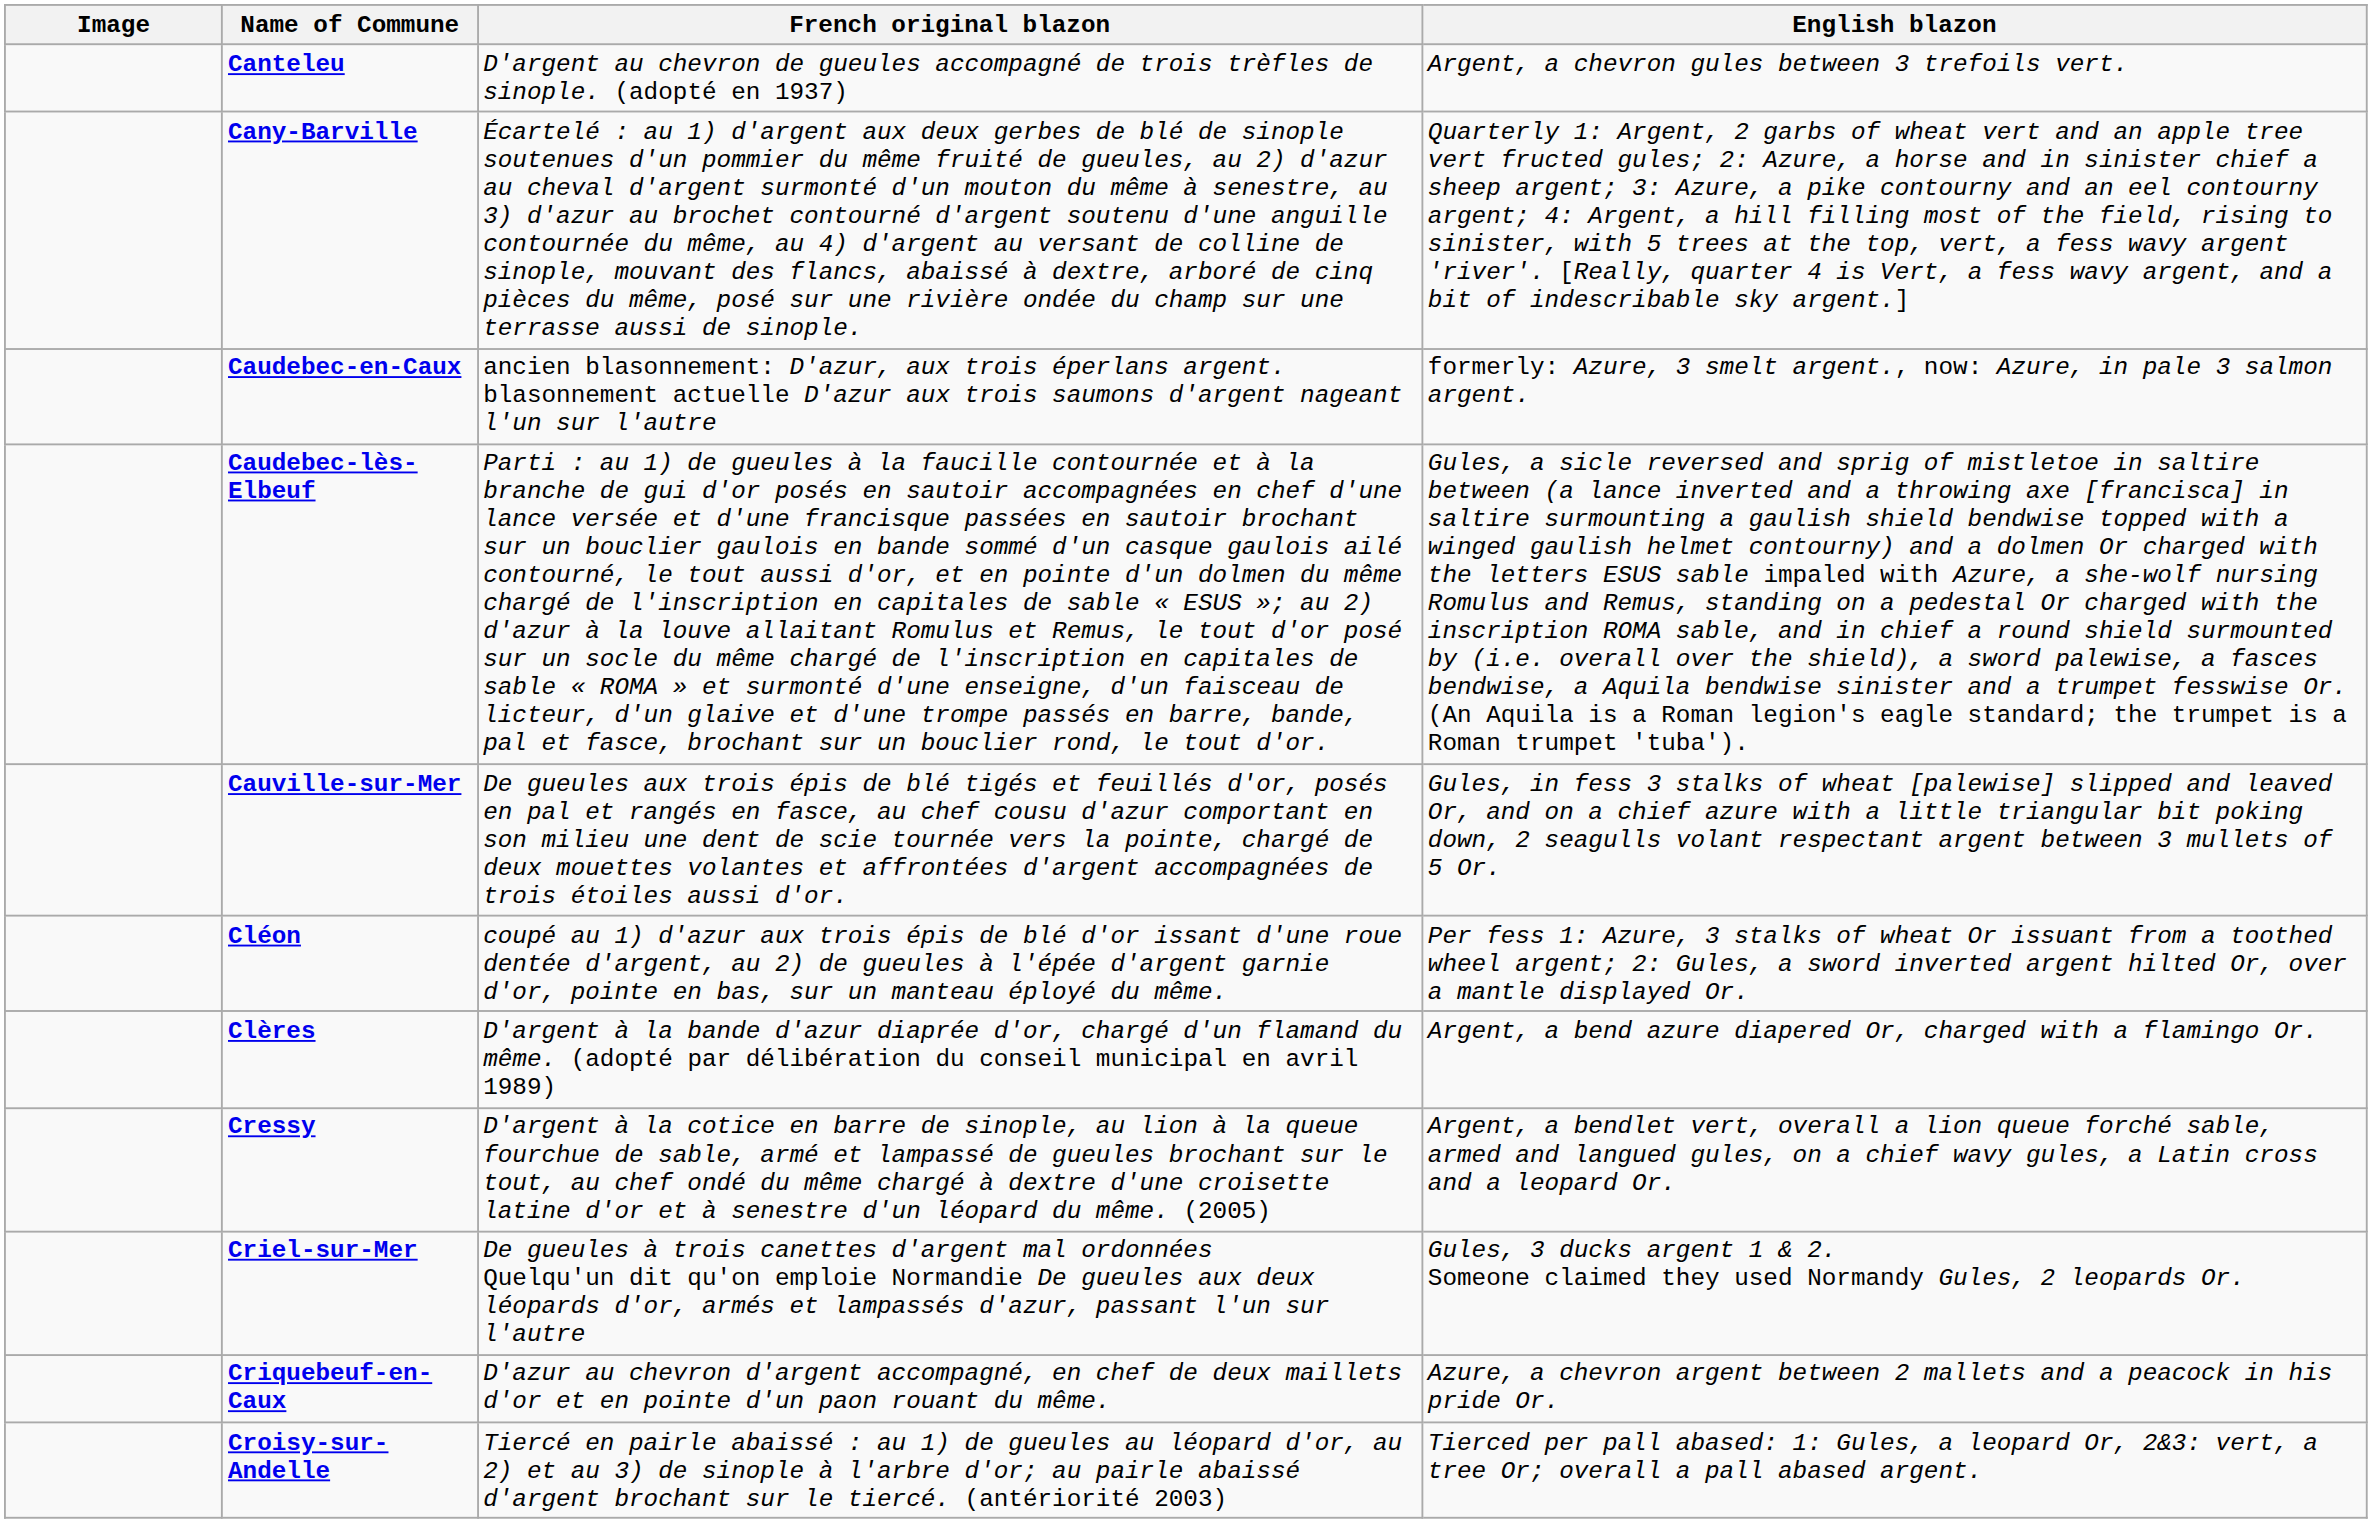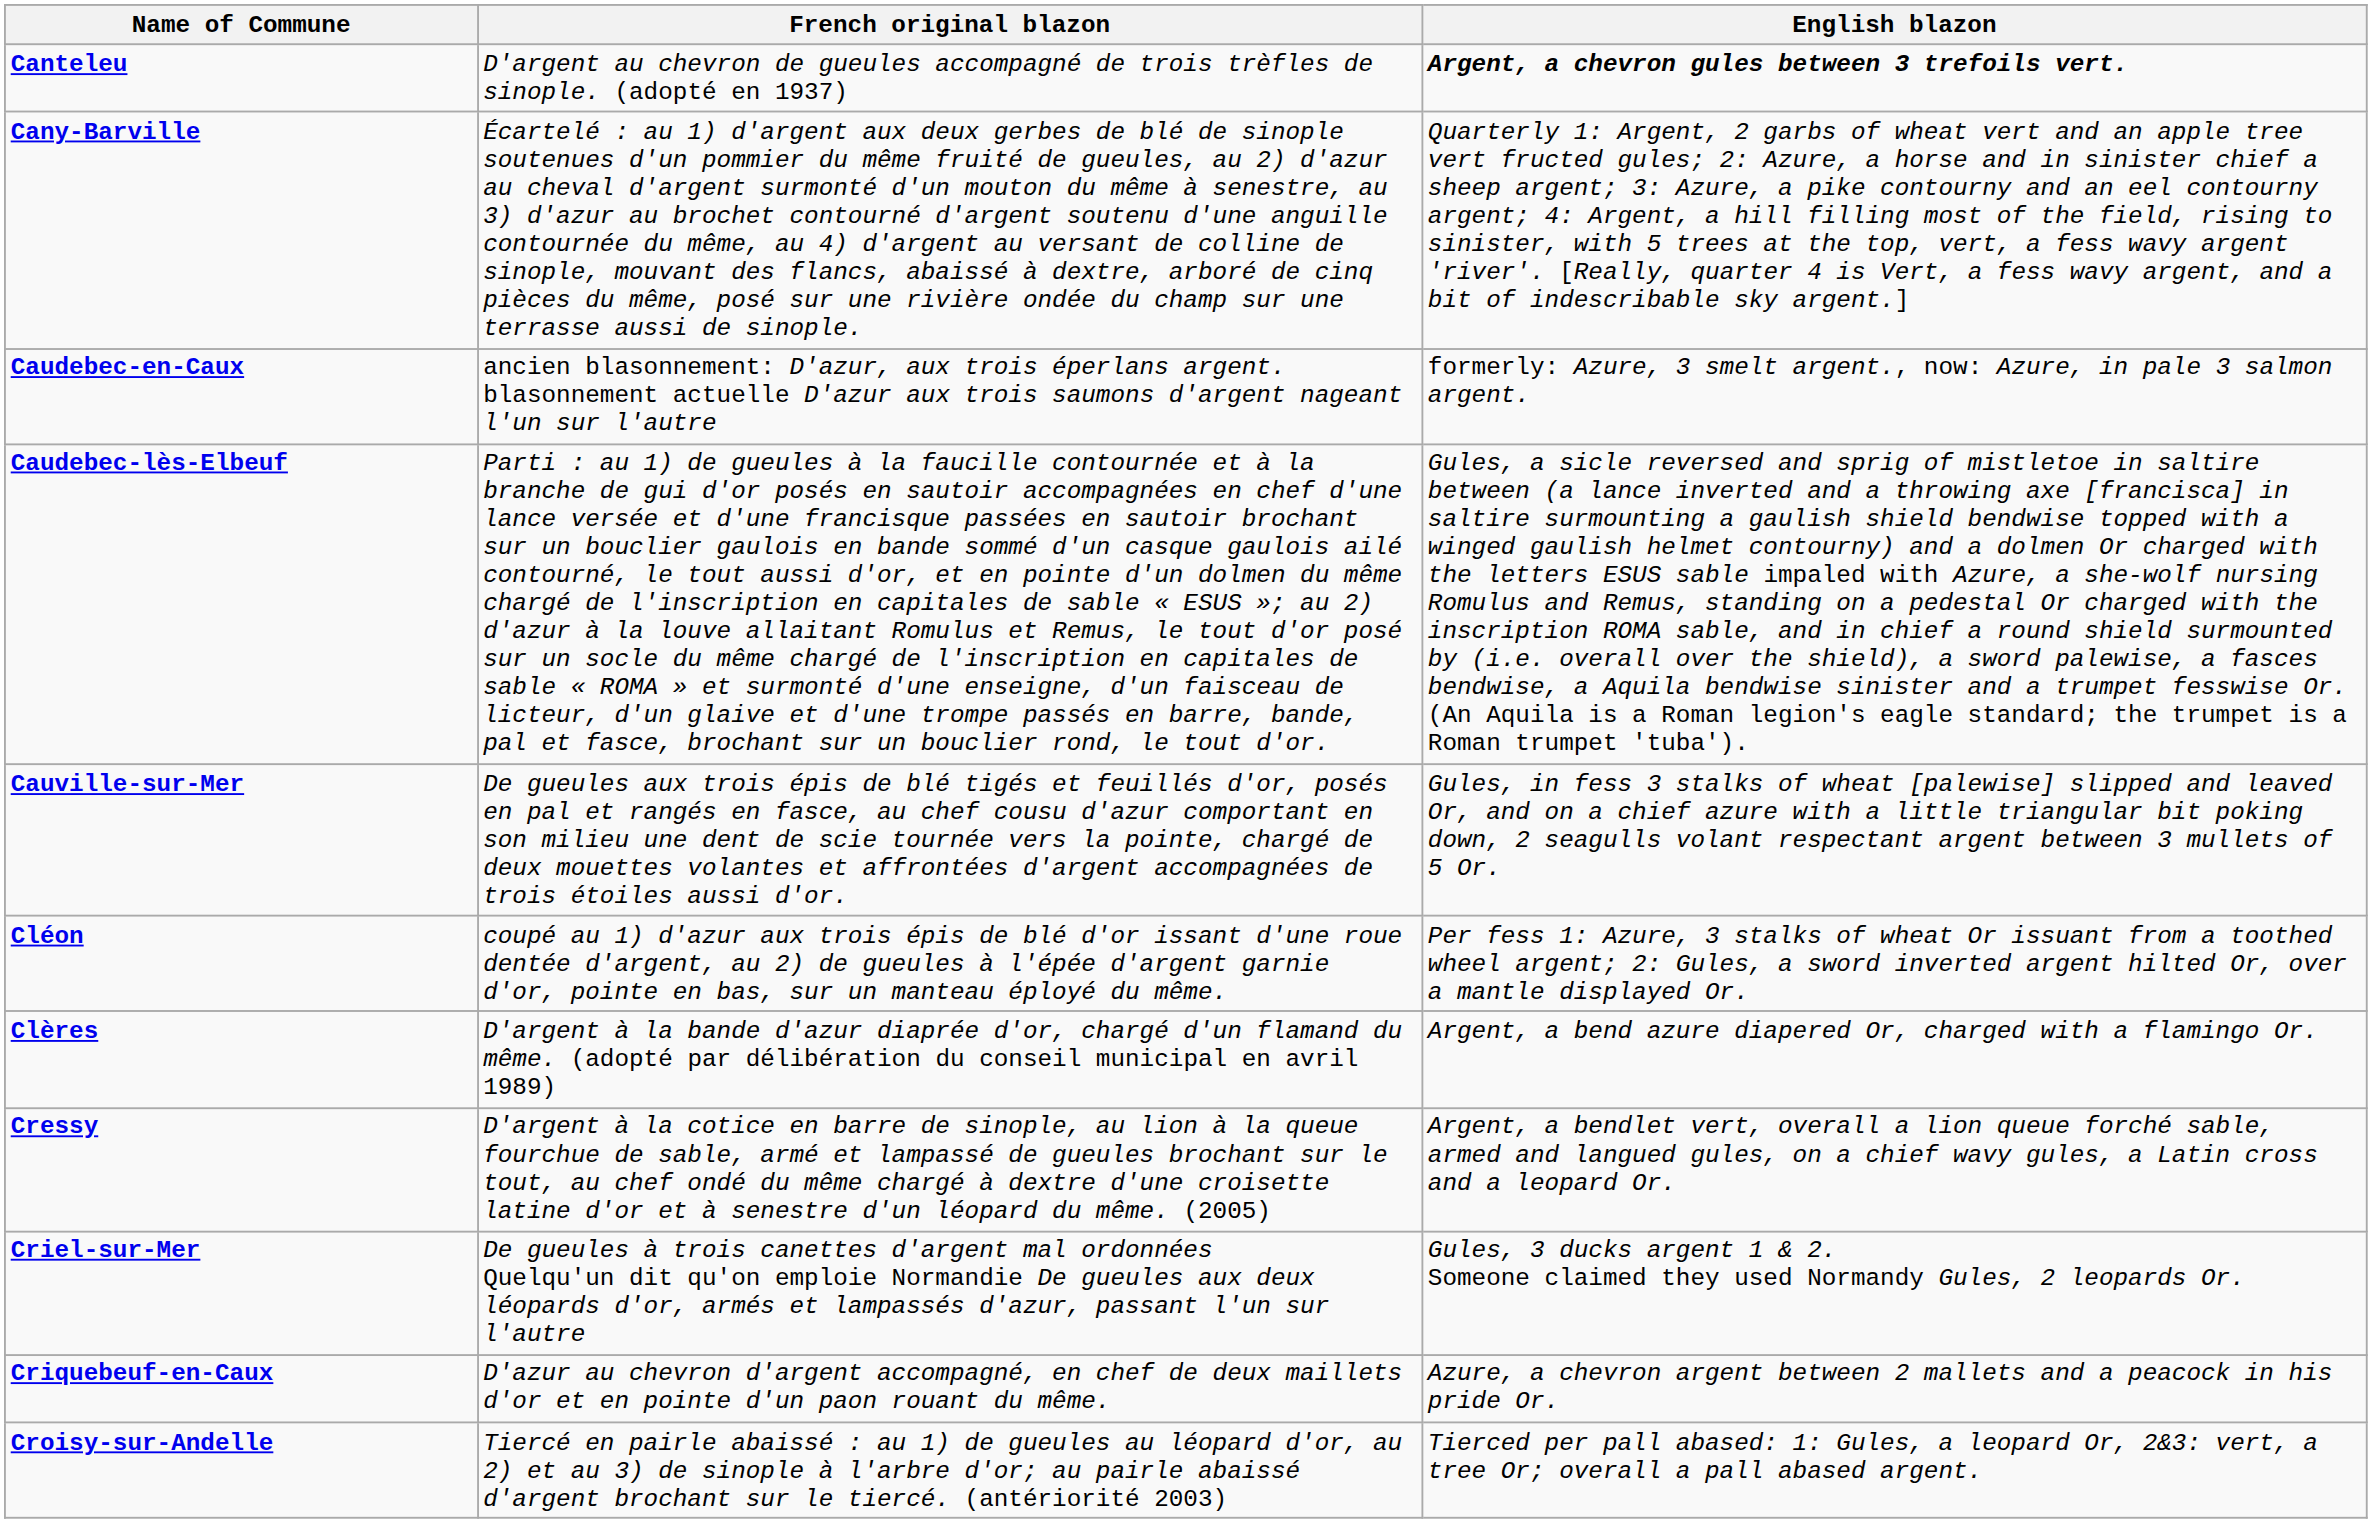- column: (114, 25)
(1778, 64) normal -> (1778, 64) bold
